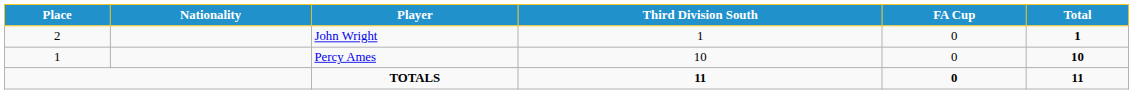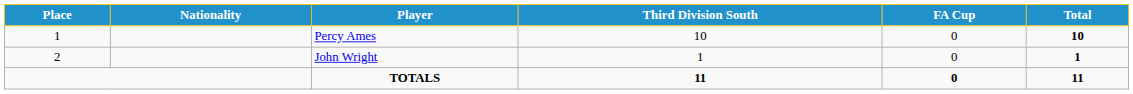rows swapped: (345, 57) <-> (346, 36)
